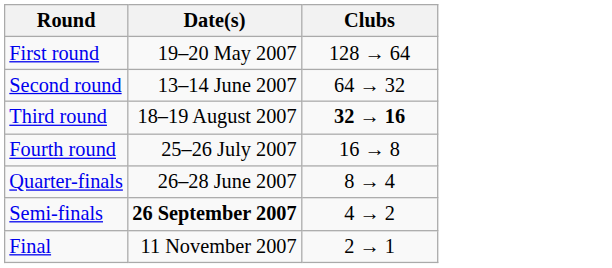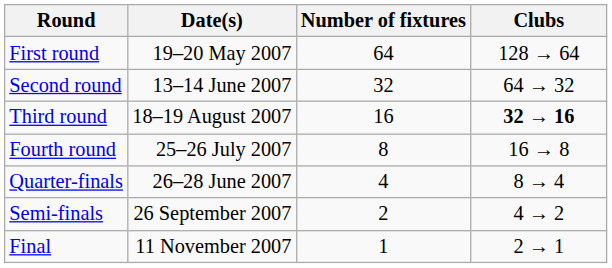+ column: (383, 20)
(214, 213) bold -> (212, 213) normal
